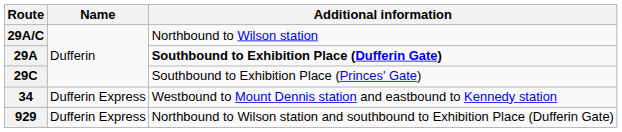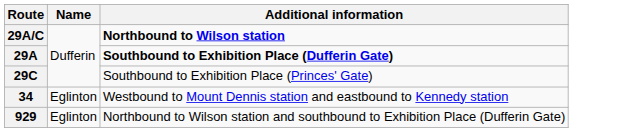(235, 35) normal -> (194, 35) bold
(98, 96) Dufferin Express -> (74, 96) Eglinton
(98, 117) Dufferin Express -> (74, 117) Eglinton
